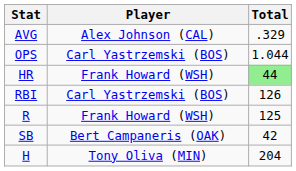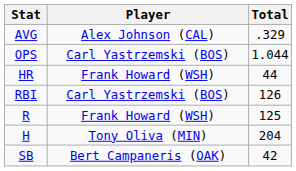(270, 75) lightgreen background -> (270, 75) no background
rows swapped: (26, 155) <-> (26, 135)
